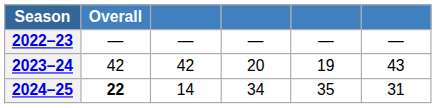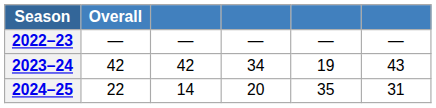(256, 66) 20 -> (256, 66) 34
(115, 90) bold -> (115, 90) normal
(256, 90) 34 -> (256, 90) 20
